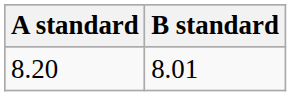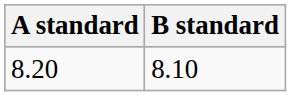(175, 68) 8.01 -> (175, 68) 8.10
